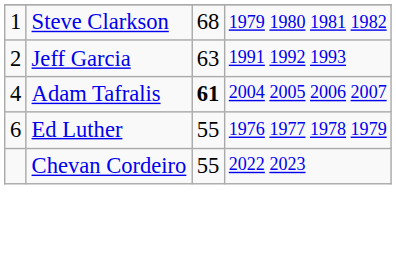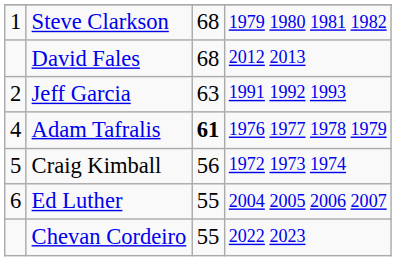+ row: (86, 58)
(308, 93) 2004 2005 2006 2007 -> (308, 129) 1976 1977 1978 1979
+ row: (96, 165)
(308, 129) 1976 1977 1978 1979 -> (308, 201) 2004 2005 2006 2007
